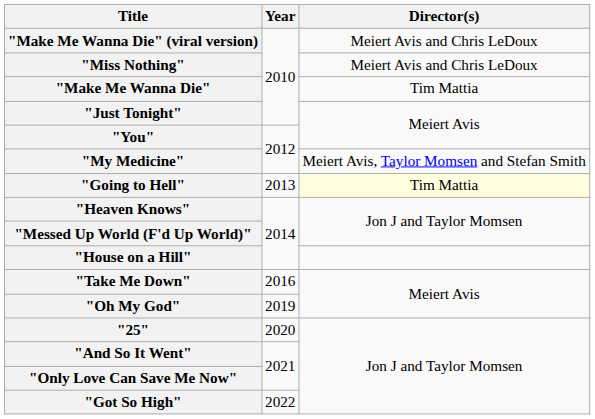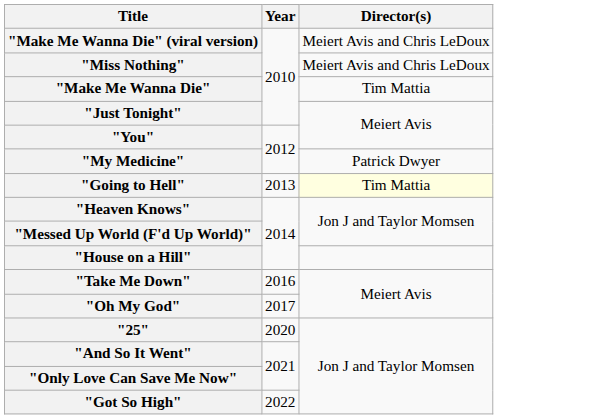(444, 161) Meiert Avis, Taylor Momsen and Stefan Smith -> (396, 161) Patrick Dwyer
(280, 305) 2019 -> (280, 305) 2017
